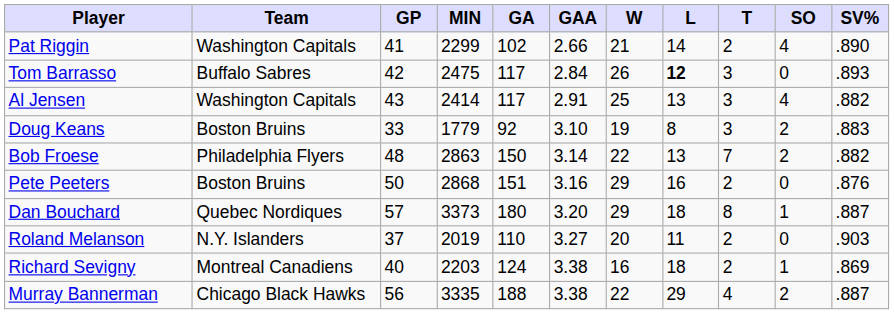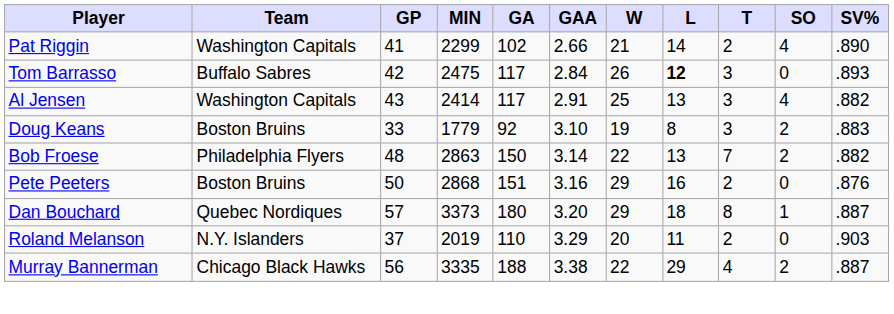(571, 239) 3.27 -> (571, 239) 3.29
- row: (72, 267)
